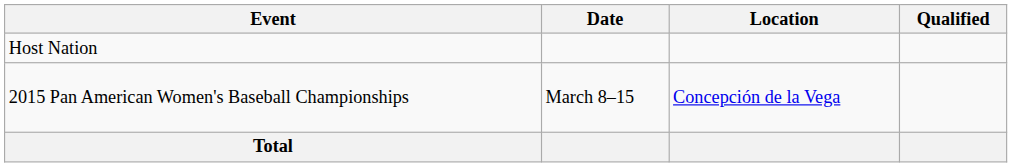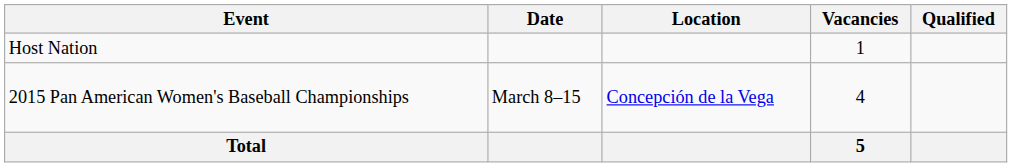+ column: (860, 18)
